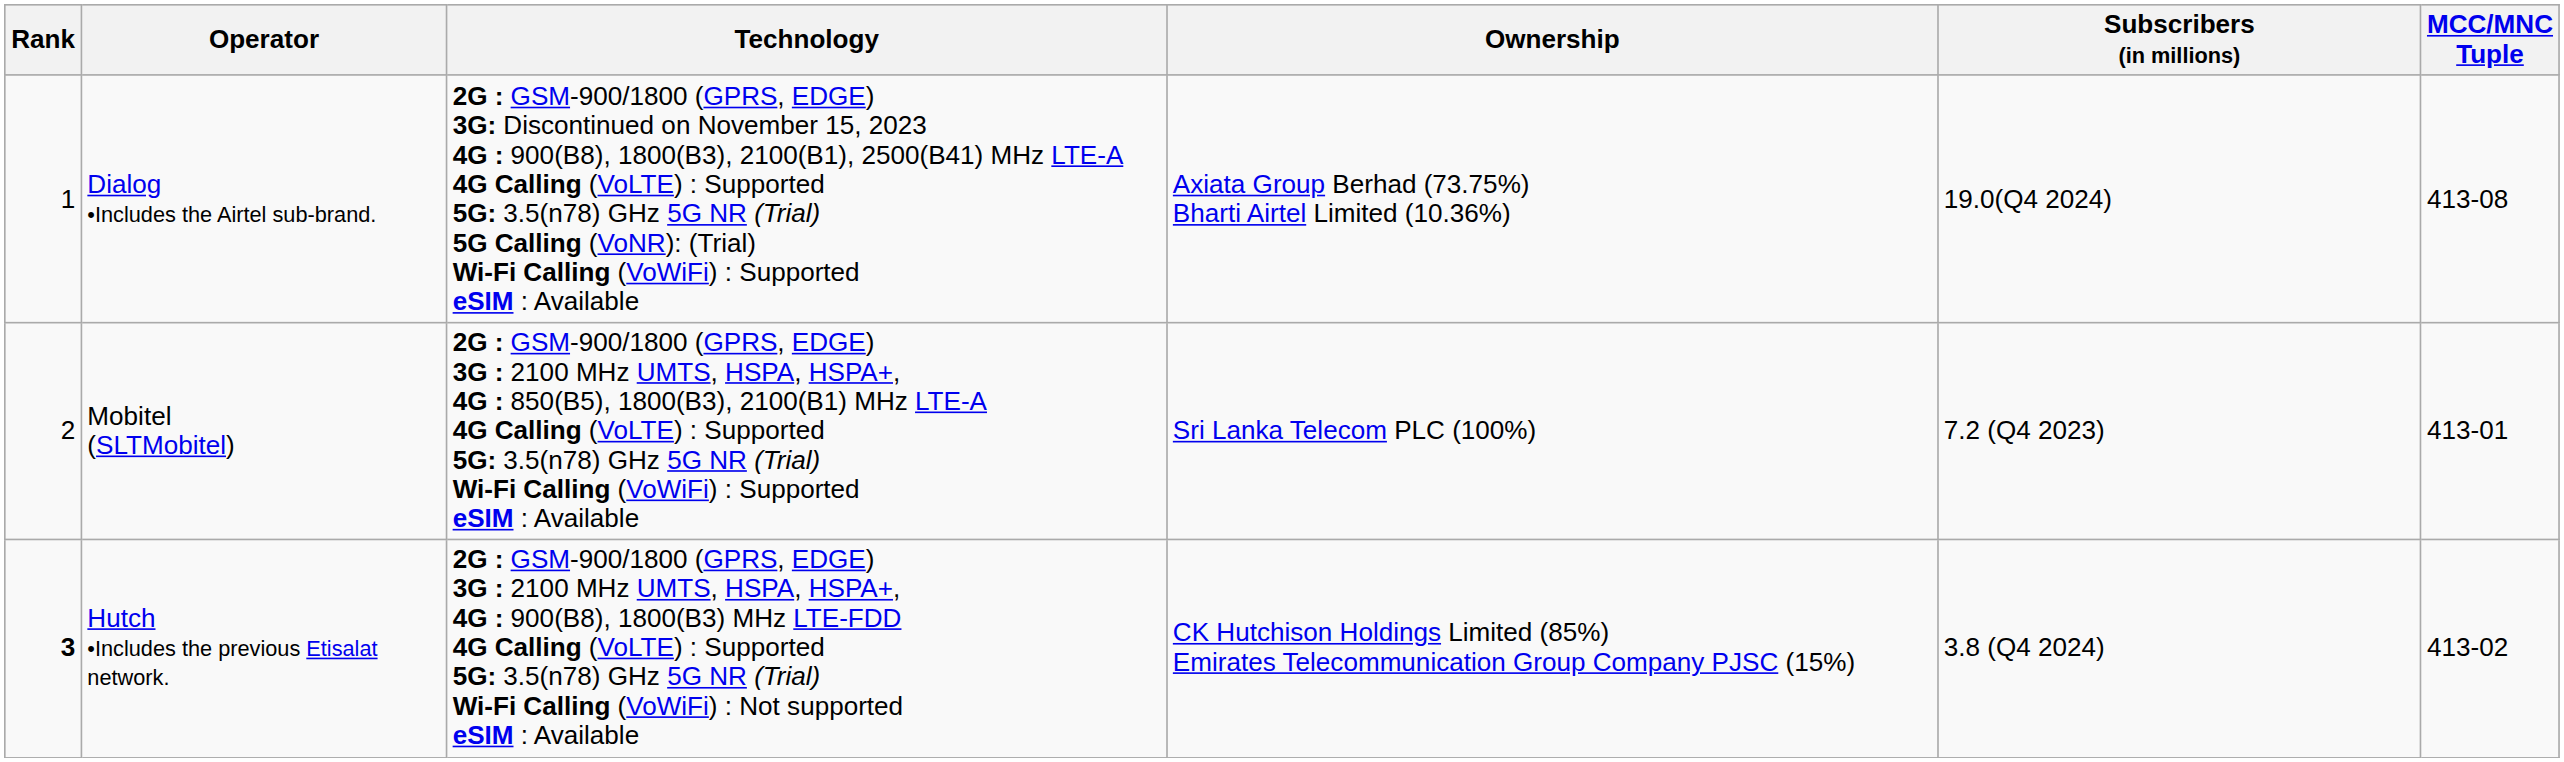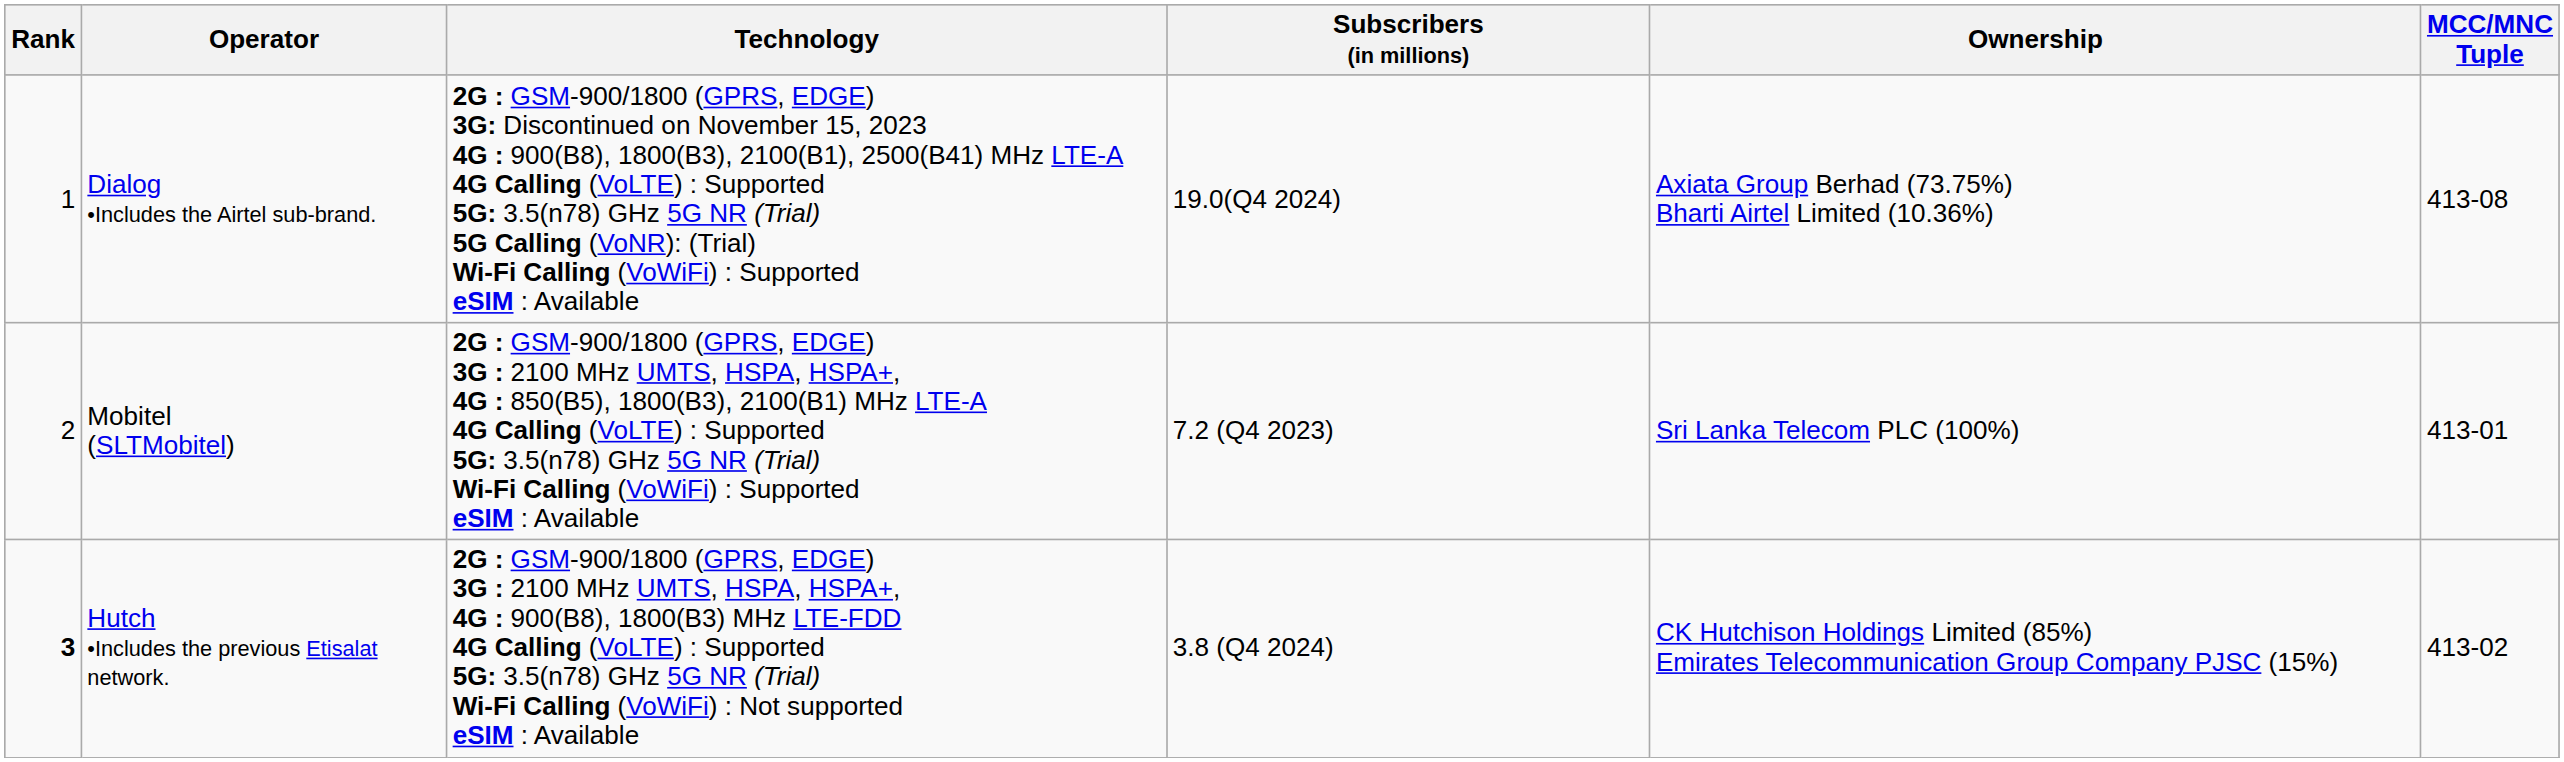columns swapped: (2179, 39) <-> (1552, 39)
